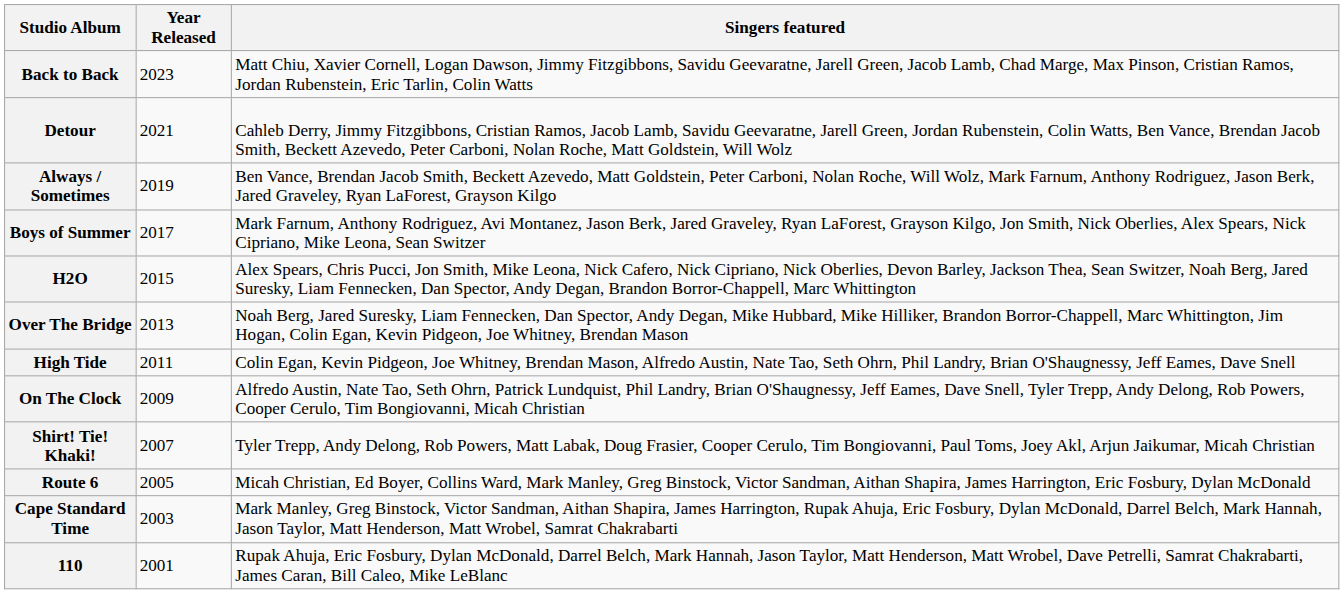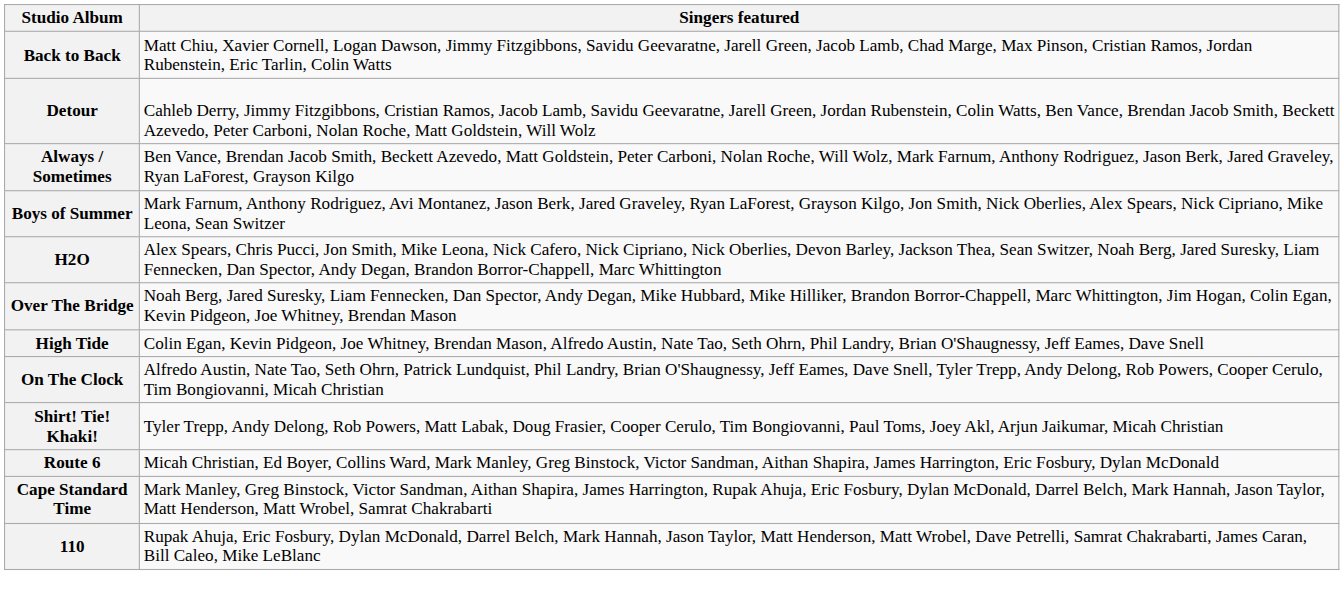- column: (184, 27)
